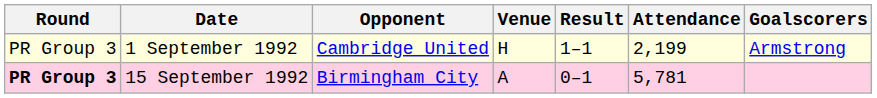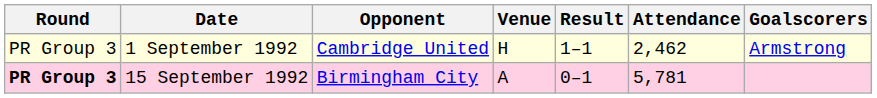(660, 49) 2,199 -> (660, 49) 2,462
